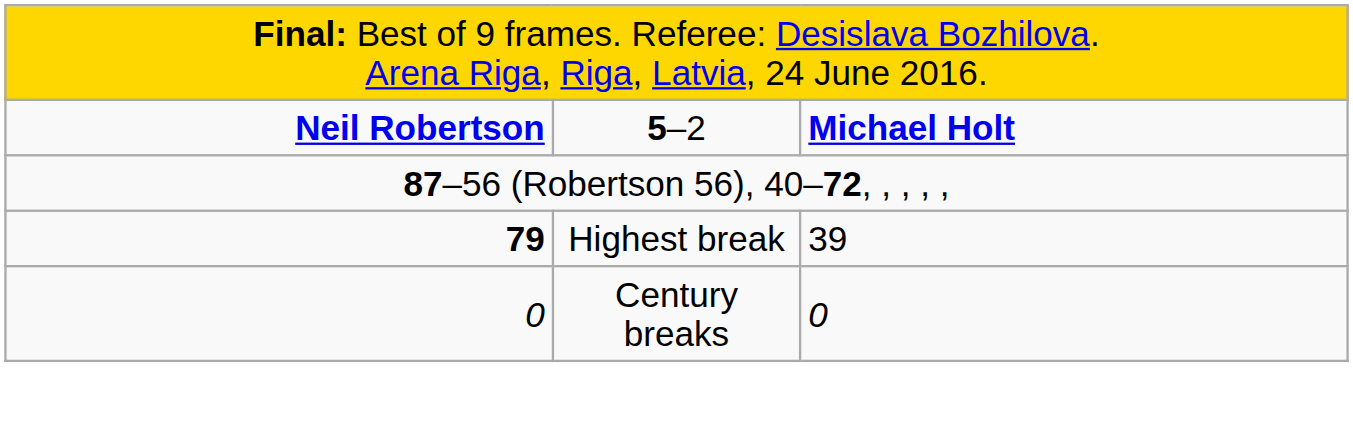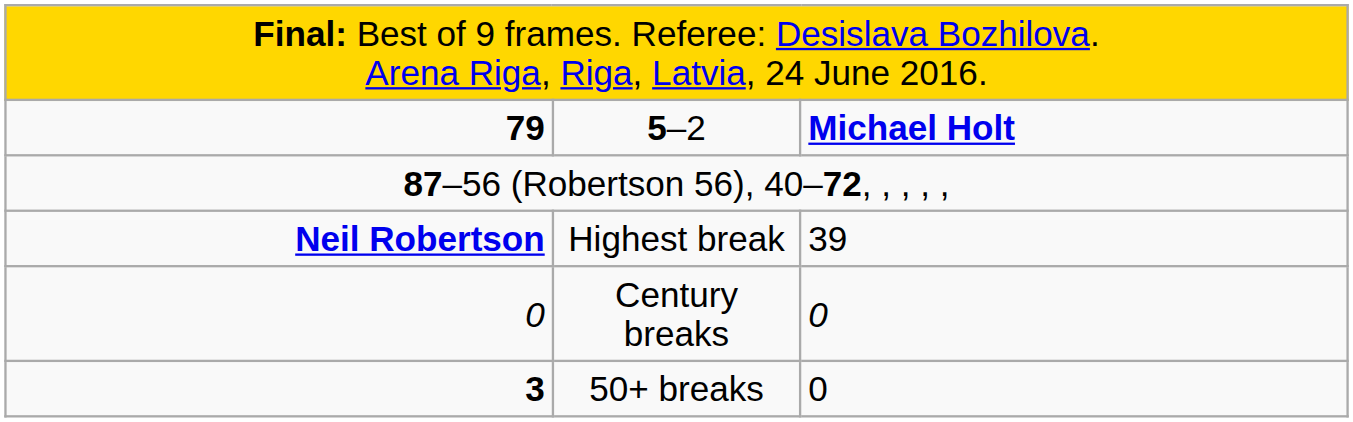(420, 128) Neil Robertson -> (525, 128) 79
(525, 239) 79 -> (420, 239) Neil Robertson
+ row: (677, 390)
